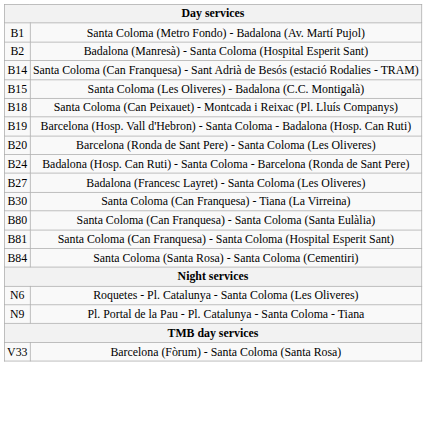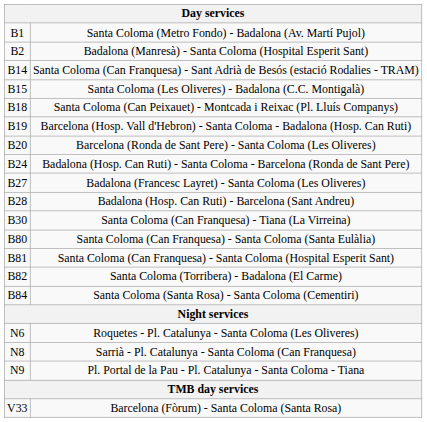+ row: (226, 201)
+ row: (226, 276)
+ row: (226, 351)
